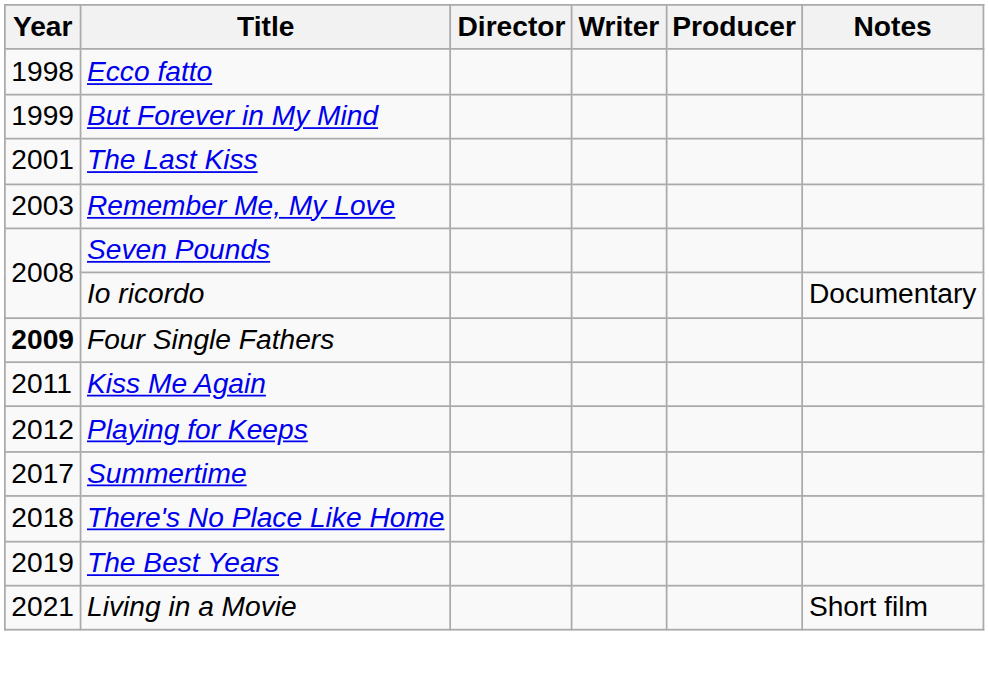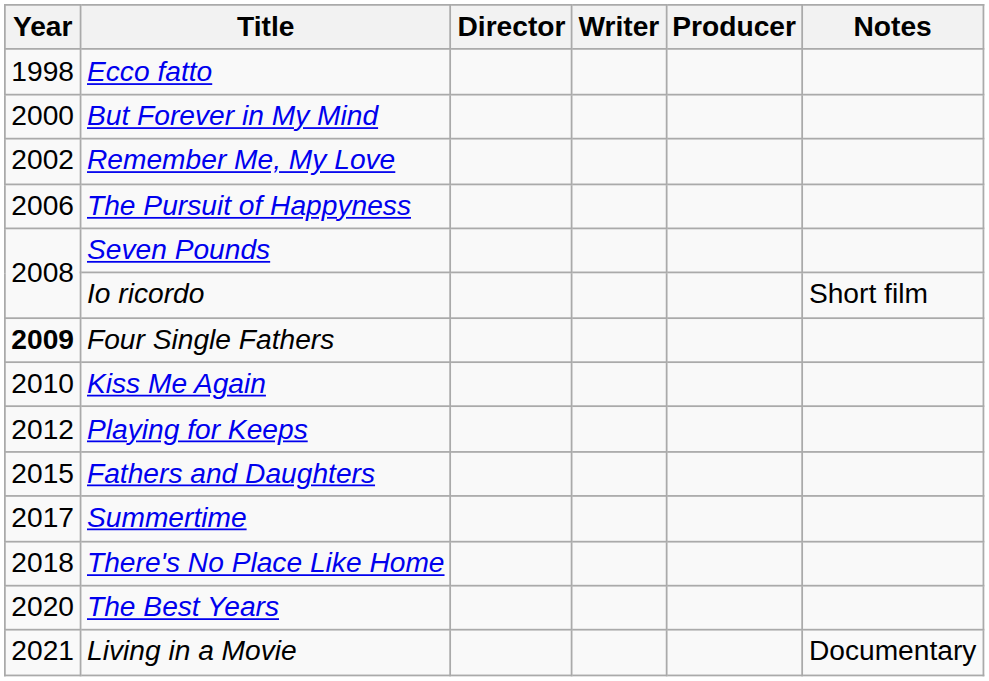(43, 116) 1999 -> (43, 116) 2000
- row: (172, 160)
(43, 205) 2003 -> (43, 160) 2002
+ row: (249, 205)
(893, 294) Documentary -> (868, 294) Short film
(42, 384) 2011 -> (43, 384) 2010
+ row: (231, 473)
(43, 562) 2019 -> (43, 607) 2020
(868, 607) Short film -> (893, 652) Documentary
